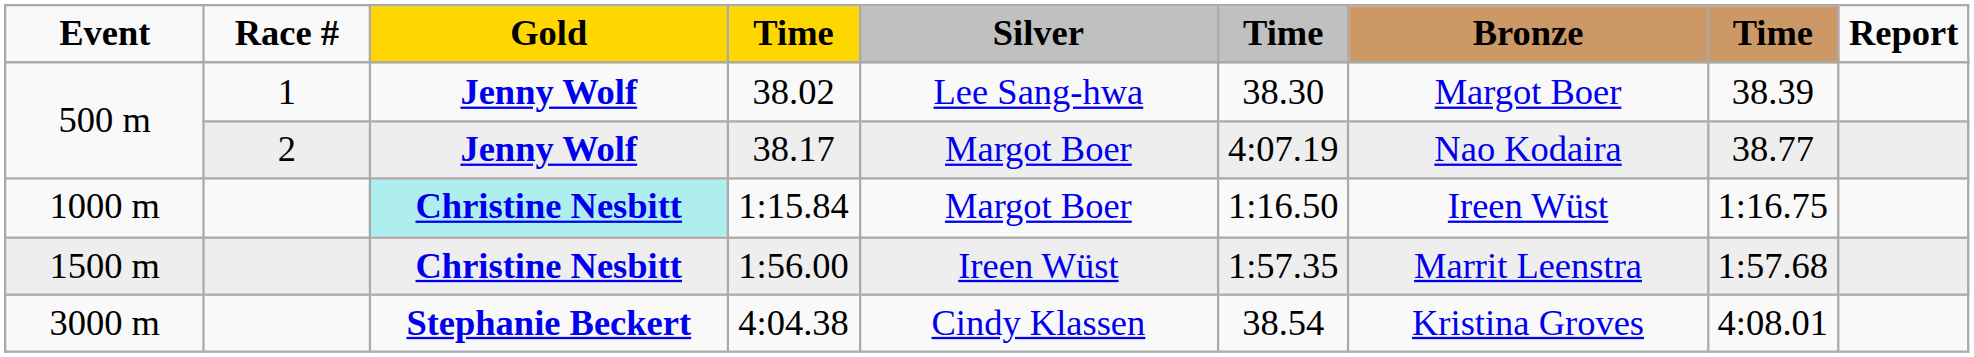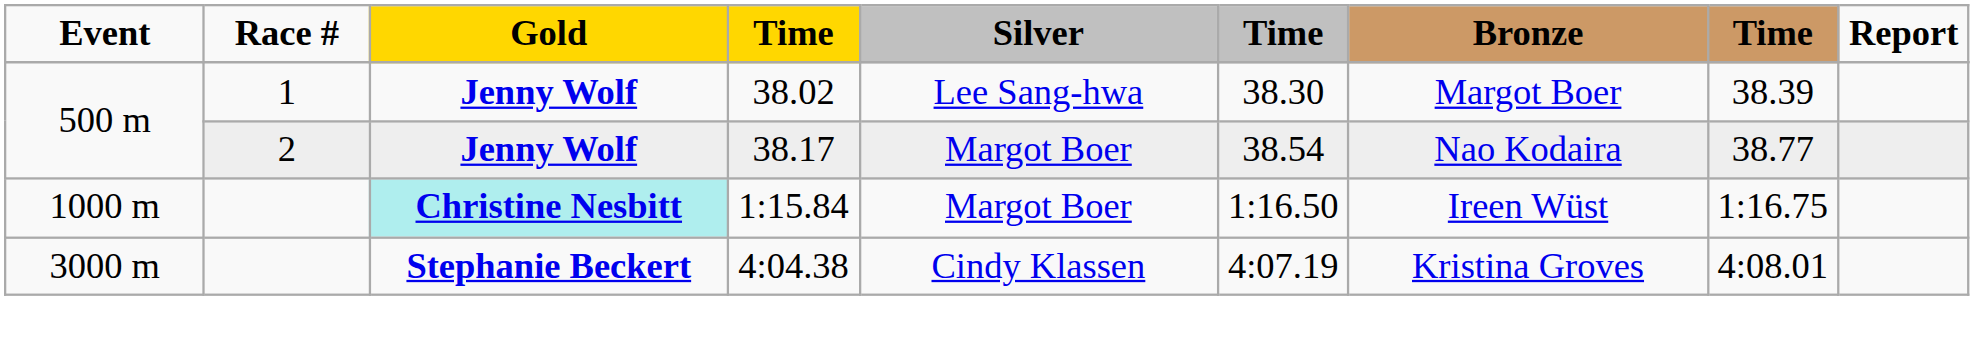(1283, 149) 4:07.19 -> (1283, 149) 38.54
- row: (794, 264)
(1283, 322) 38.54 -> (1283, 264) 4:07.19
